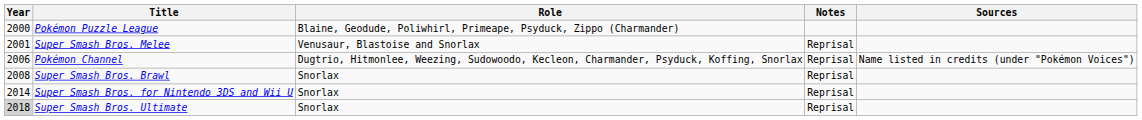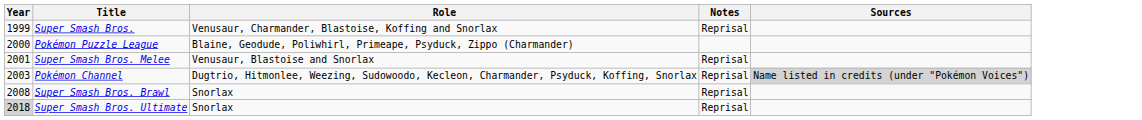+ row: (85, 28)
(18, 60) 2006 -> (18, 76) 2003
(997, 60) no background -> (891, 76) lightgrey background
- row: (164, 92)
